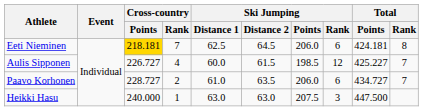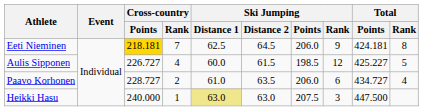(338, 47) 6 -> (338, 47) 9
(404, 63) 7 -> (404, 63) 5
(404, 80) 7 -> (404, 80) 4
(216, 97) no background -> (216, 97) khaki background
